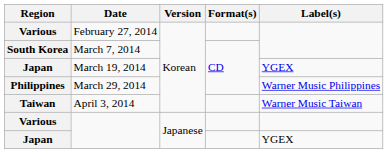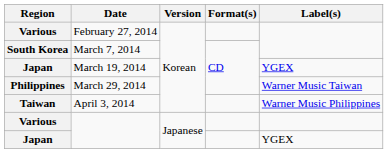(321, 85) Warner Music Philippines -> (312, 85) Warner Music Taiwan
(312, 103) Warner Music Taiwan -> (321, 103) Warner Music Philippines
